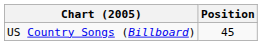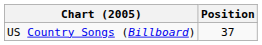(228, 32) 45 -> (228, 32) 37
